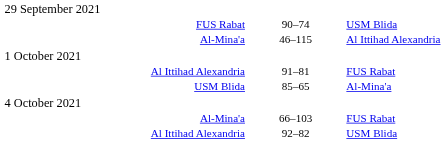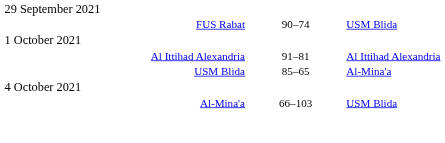- row: (222, 40)
(371, 71) FUS Rabat -> (393, 56) Al Ittihad Alexandria
(371, 118) FUS Rabat -> (372, 103) USM Blida
- row: (198, 134)
